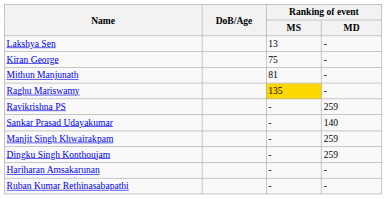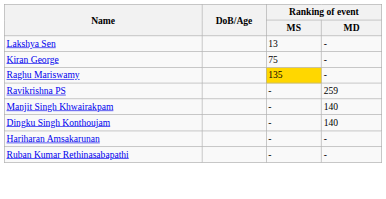- row: (43, 75)
- row: (60, 123)
(331, 138) 259 -> (331, 107) 140
(331, 154) 259 -> (331, 123) 140
